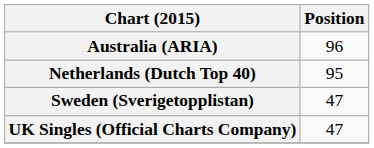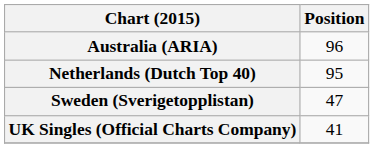(334, 128) 47 -> (334, 128) 41
